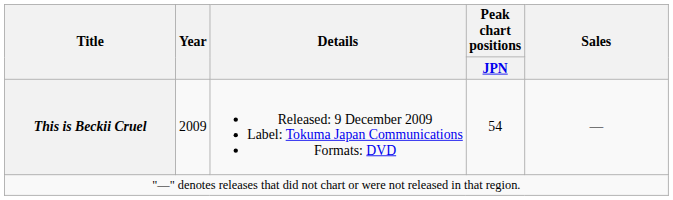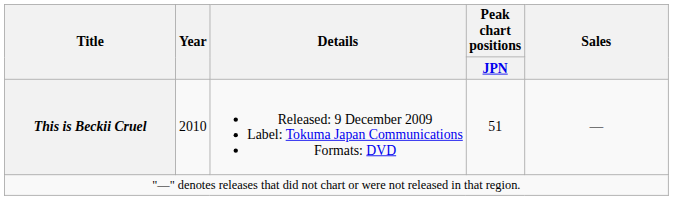(193, 126) 2009 -> (193, 126) 2010
(495, 126) 54 -> (495, 126) 51
